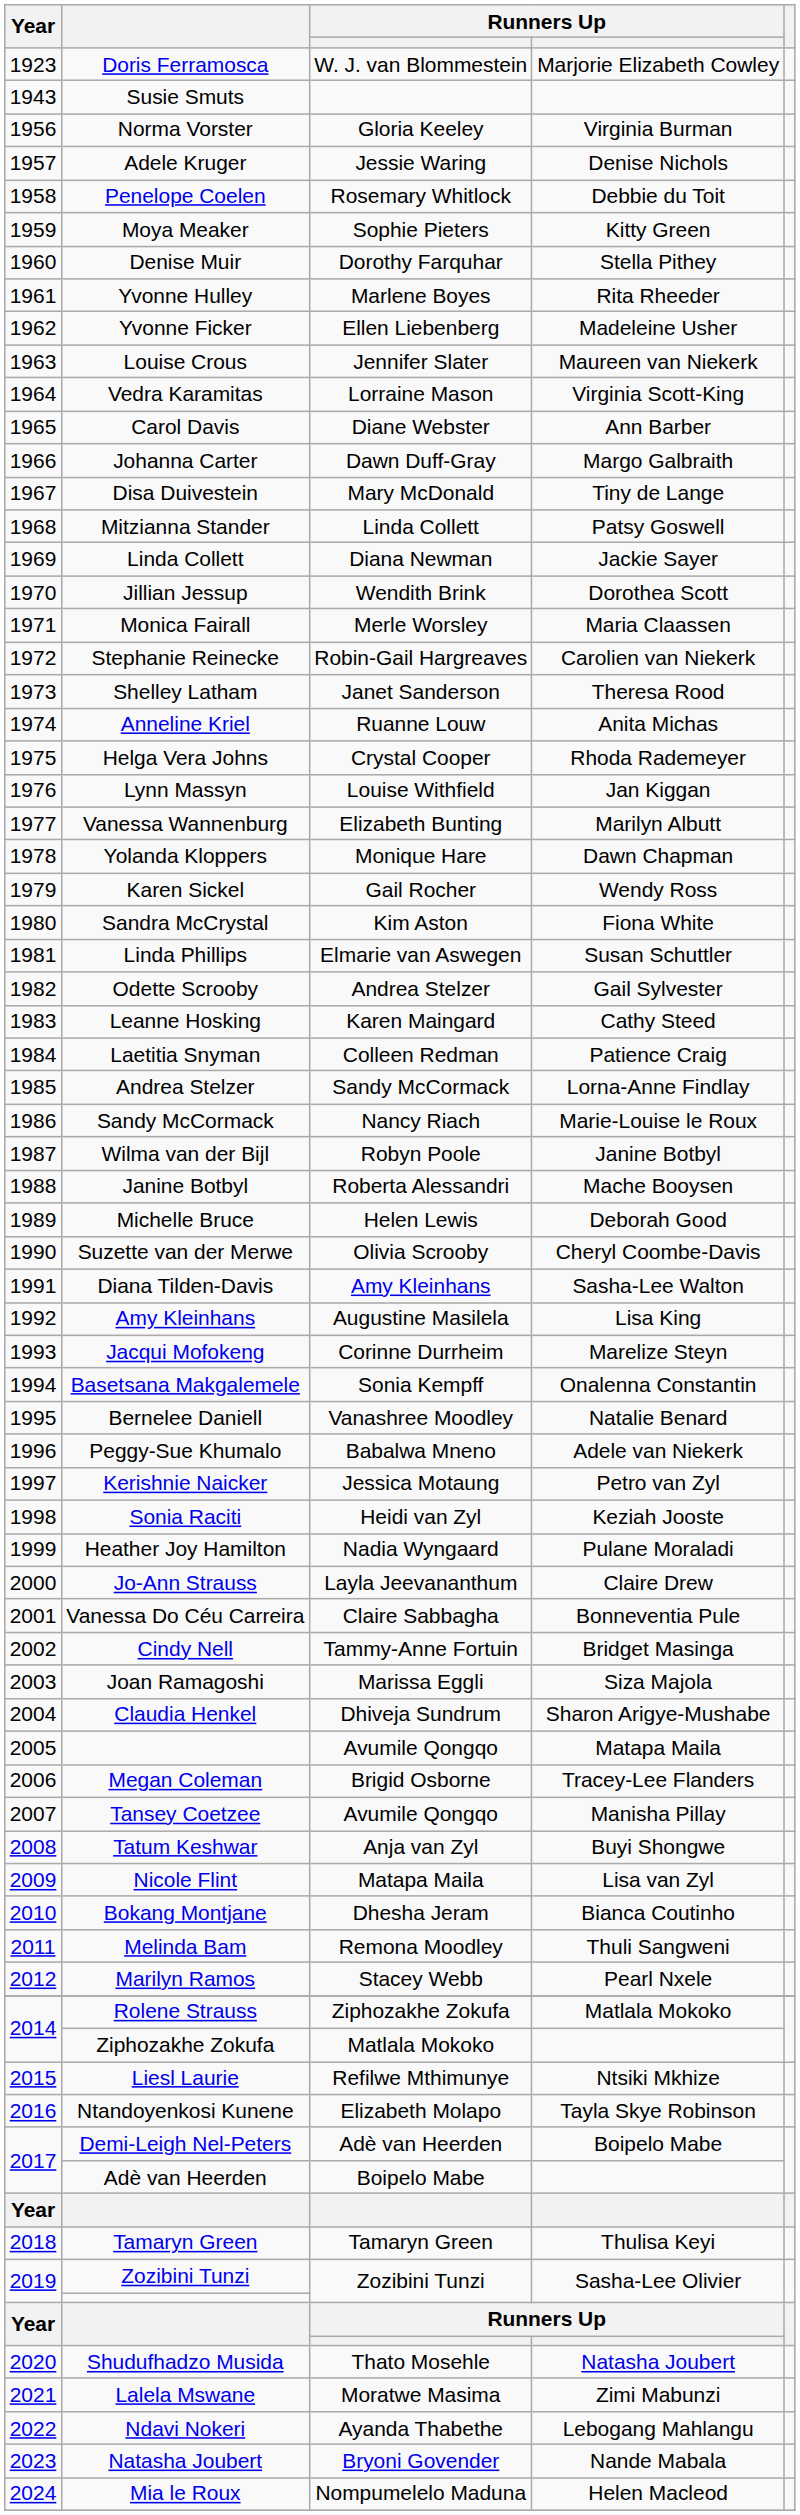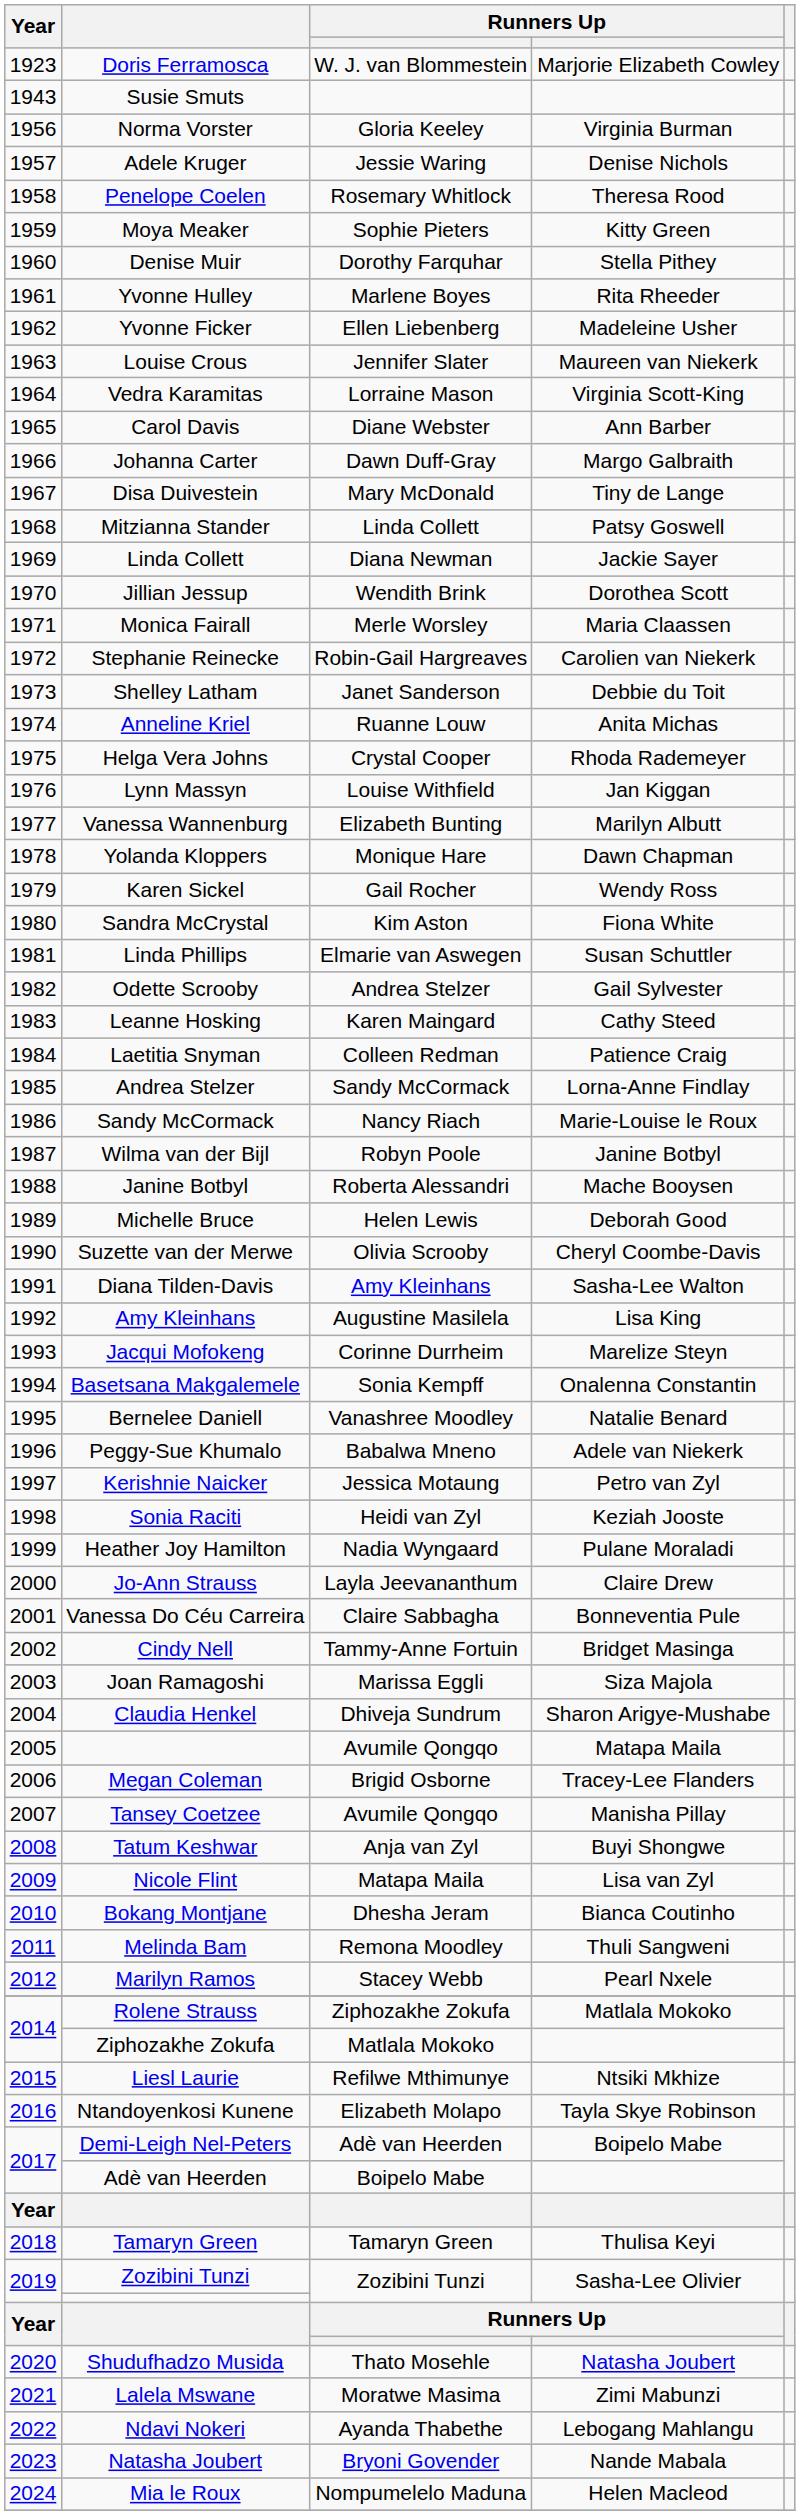(658, 196) Debbie du Toit -> (658, 196) Theresa Rood
(658, 691) Theresa Rood -> (658, 691) Debbie du Toit
